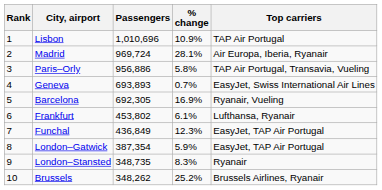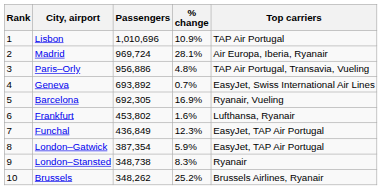(186, 69) 5.8% -> (186, 69) 4.8%
(133, 85) 693,893 -> (133, 85) 693,892
(186, 115) 6.1% -> (186, 115) 1.6%
(133, 162) 348,735 -> (133, 162) 348,738
